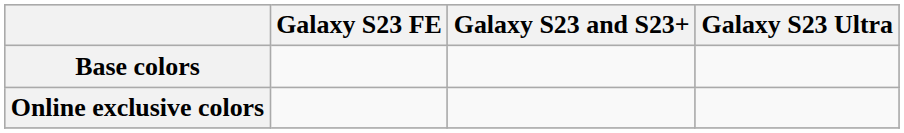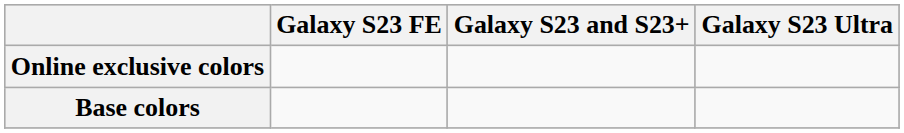rows swapped: (137, 66) <-> (137, 107)
